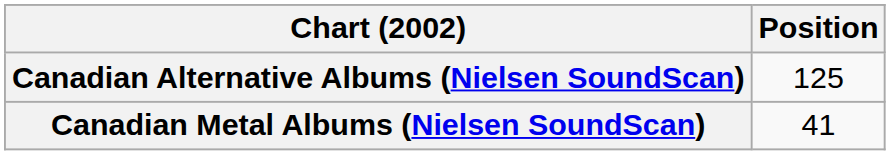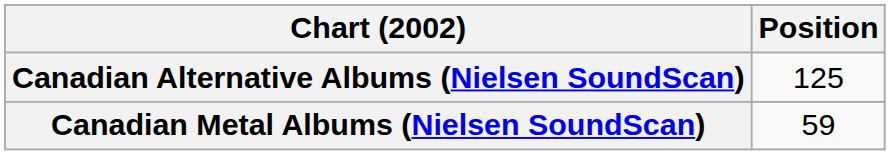(818, 125) 41 -> (818, 125) 59
